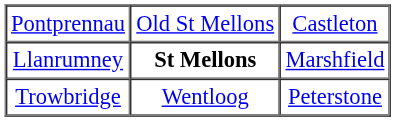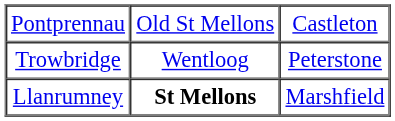rows swapped: (68, 60) <-> (68, 96)
